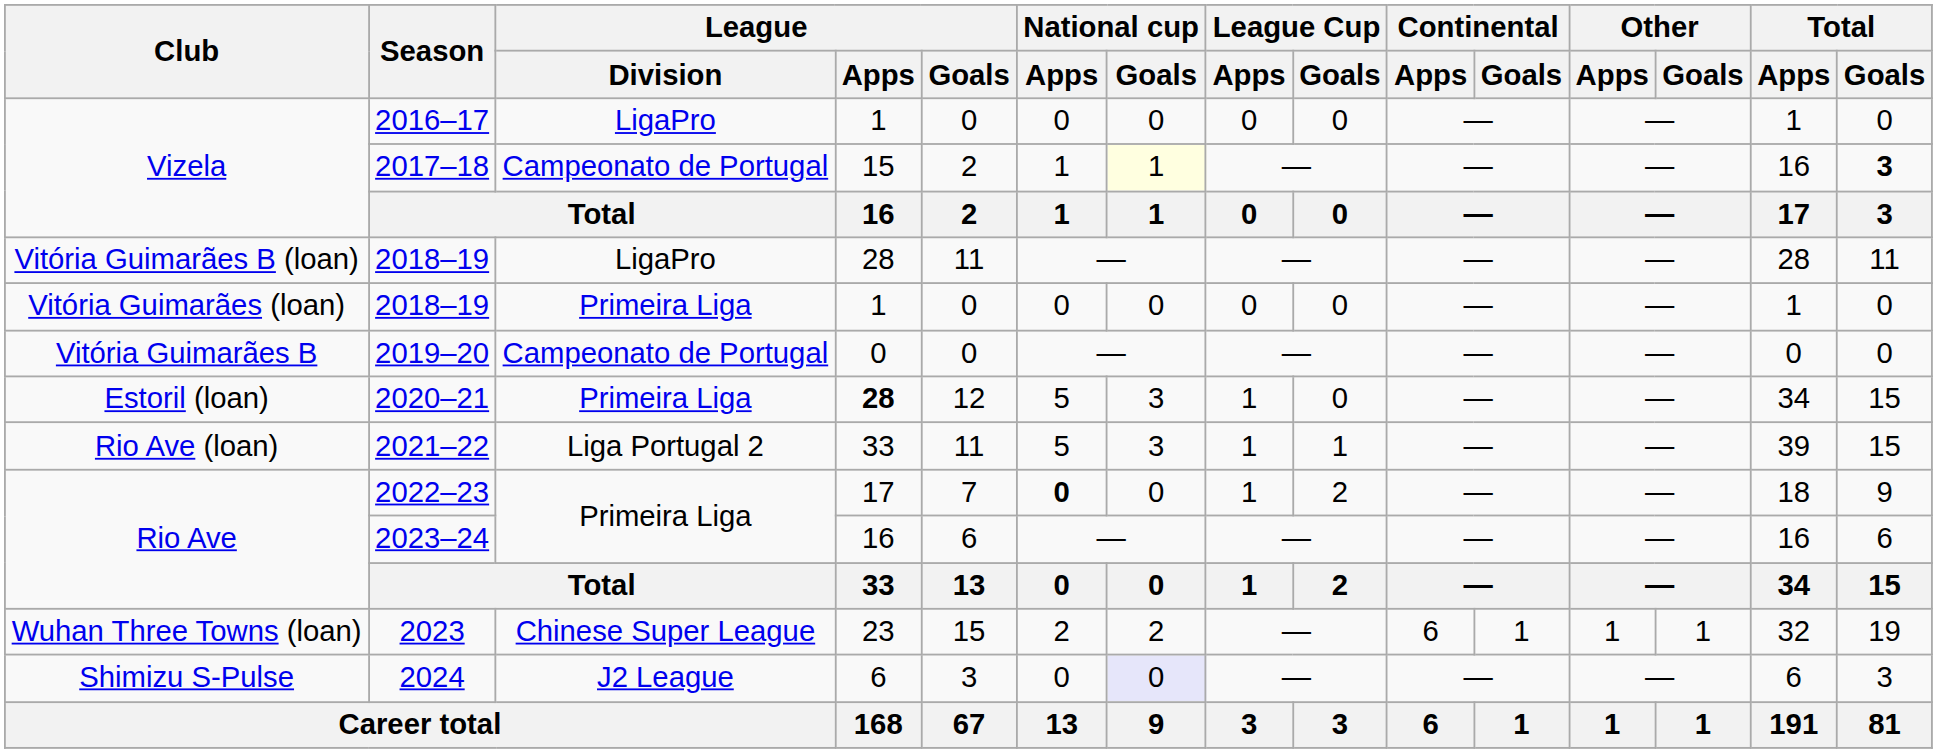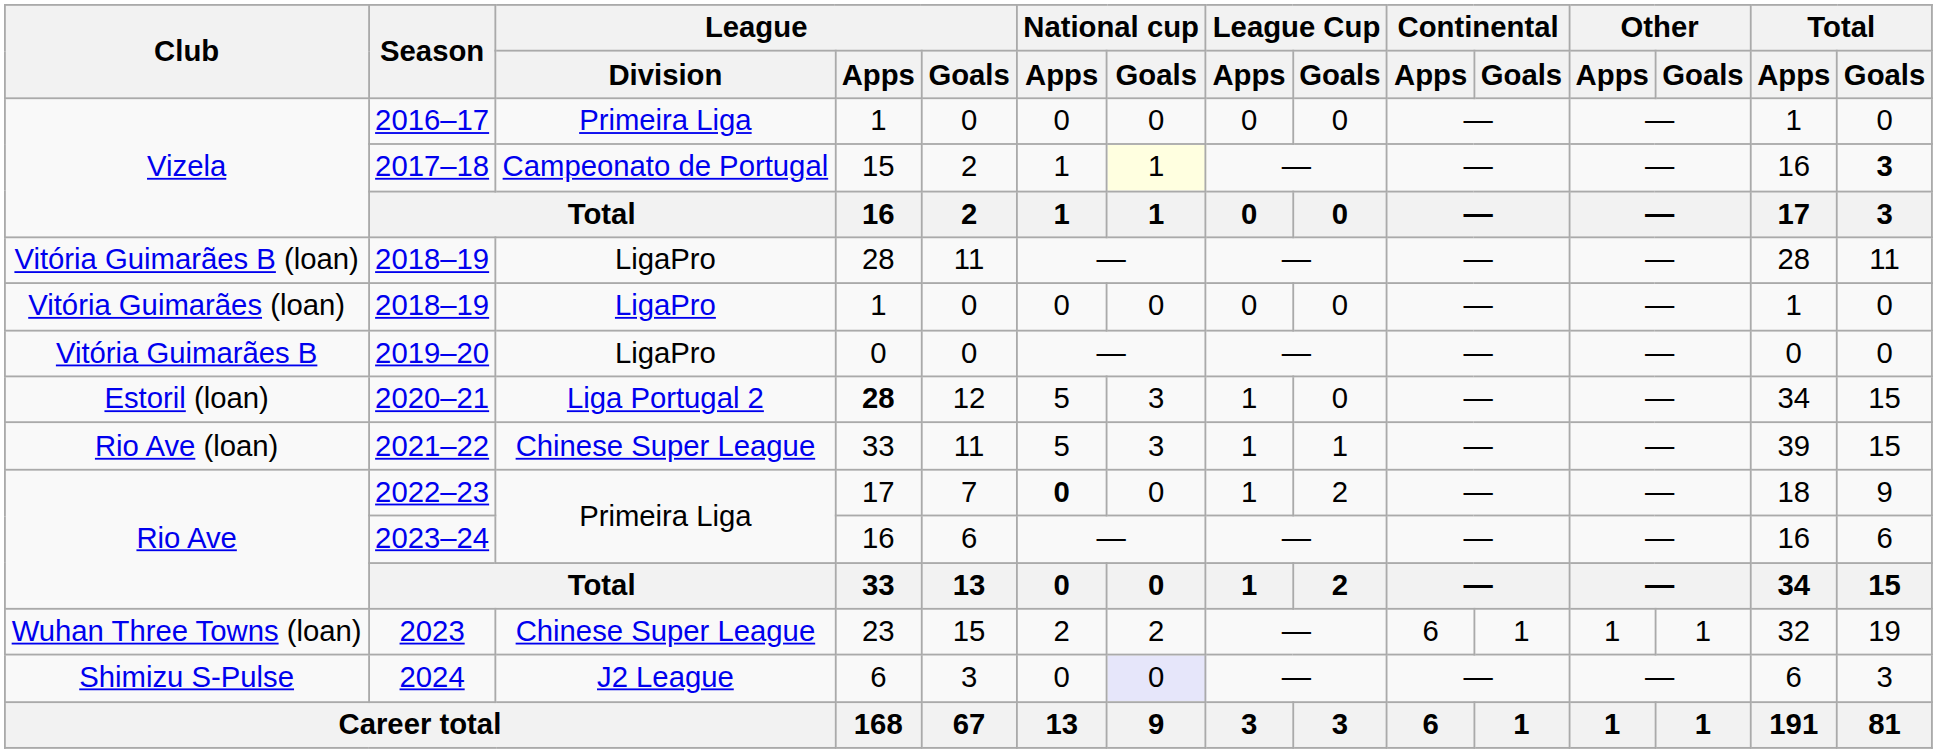(665, 120) LigaPro -> (665, 120) Primeira Liga
(665, 306) Primeira Liga -> (665, 306) LigaPro
(665, 352) Campeonato de Portugal -> (665, 352) LigaPro
(665, 399) Primeira Liga -> (665, 399) Liga Portugal 2
(665, 445) Liga Portugal 2 -> (665, 445) Chinese Super League
